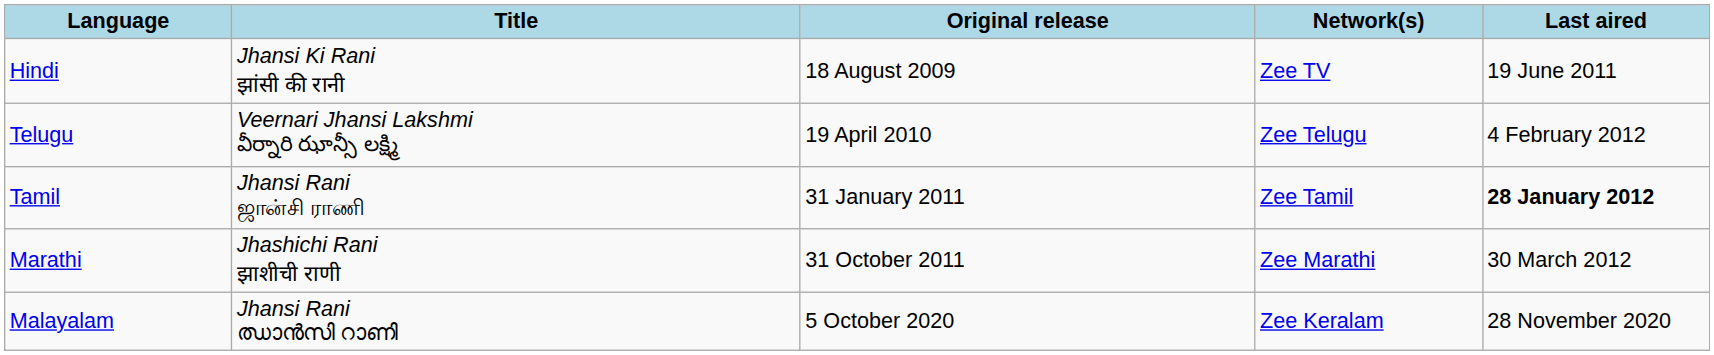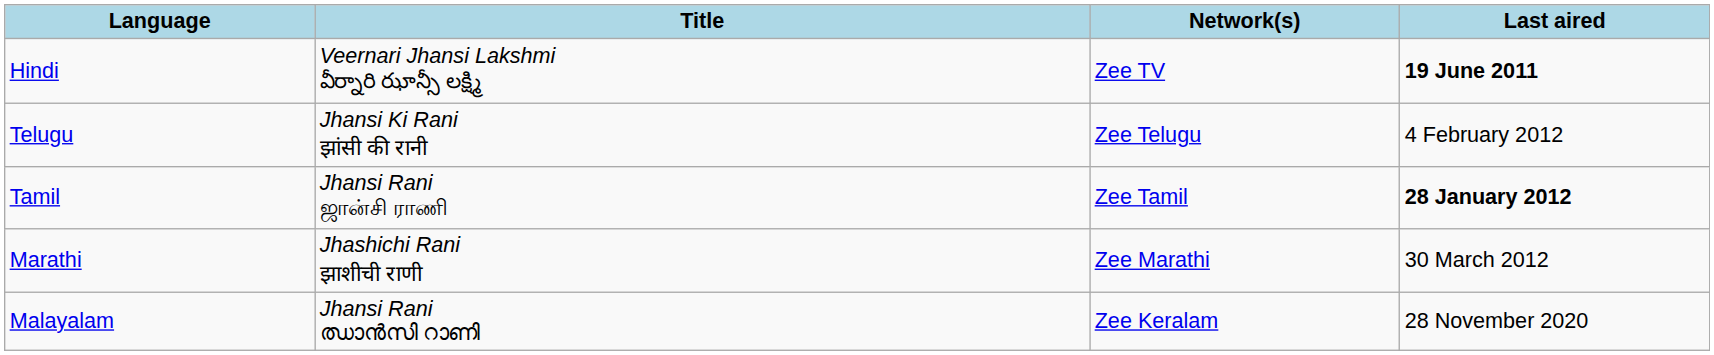- column: (1028, 21)
(306, 70) Jhansi Ki Rani झांसी की रानी -> (438, 68) Veernari Jhansi Lakshmi వీర్నారి ఝాన్సీ లక్ష్మి
(1552, 70) normal -> (1471, 70) bold
(355, 131) Veernari Jhansi Lakshmi వీర్నారి ఝాన్సీ లక్ష్మి -> (389, 134) Jhansi Ki Rani झांसी की रानी
